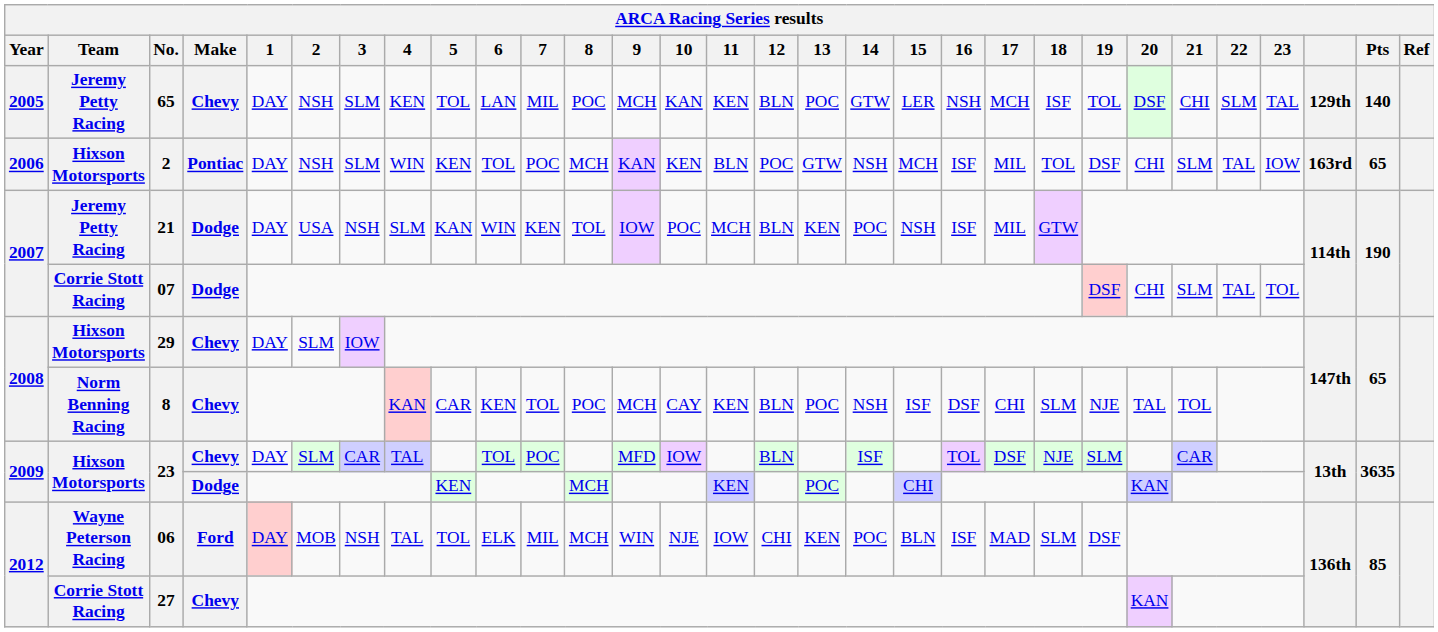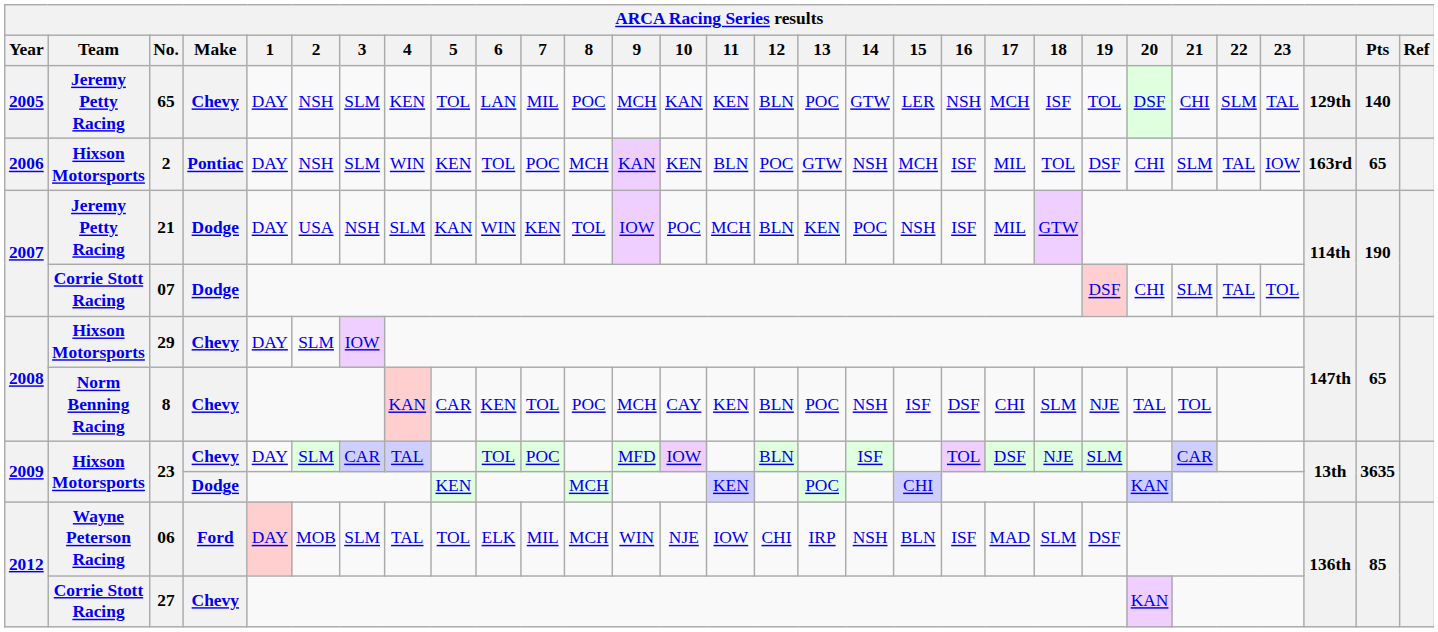(362, 538) NSH -> (362, 538) SLM
(822, 538) KEN -> (822, 538) IRP
(870, 538) POC -> (870, 538) NSH
